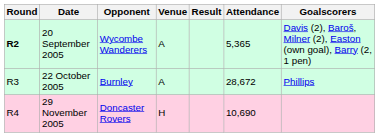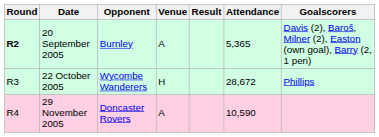(123, 44) Wycombe Wanderers -> (116, 44) Burnley
(116, 81) Burnley -> (123, 81) Wycombe Wanderers
(162, 81) A -> (162, 81) H
(162, 113) H -> (162, 113) A
(241, 113) 10,690 -> (241, 113) 10,590
